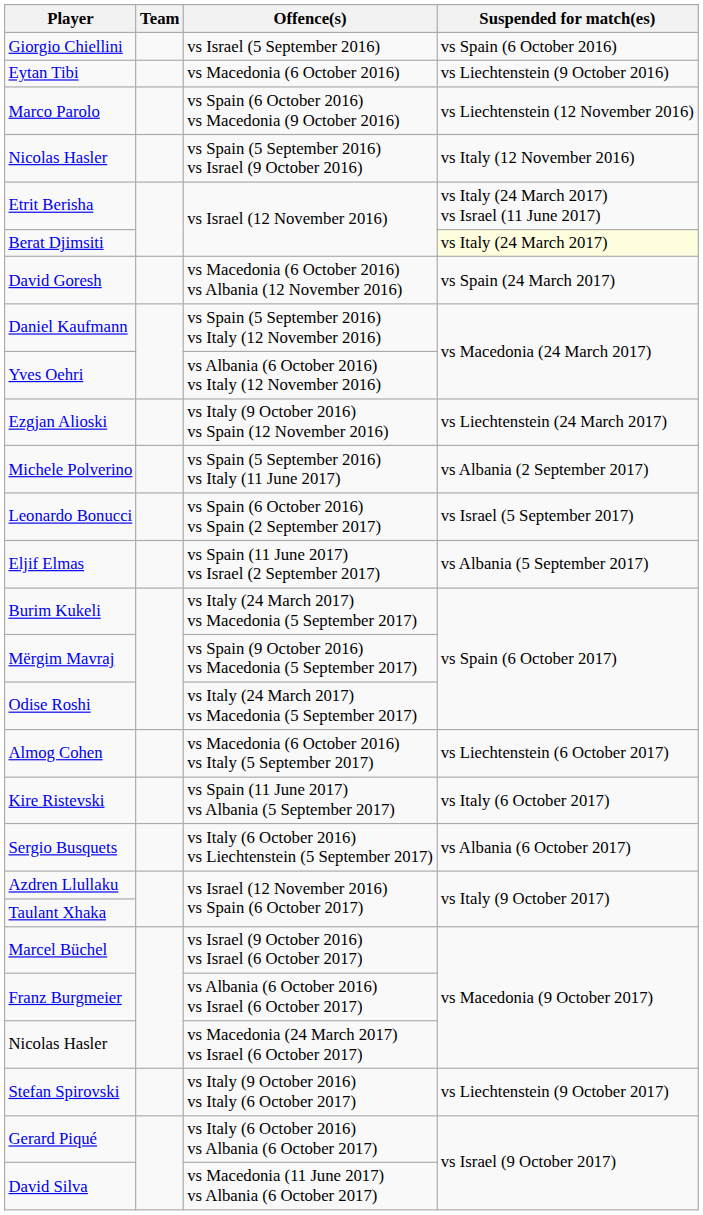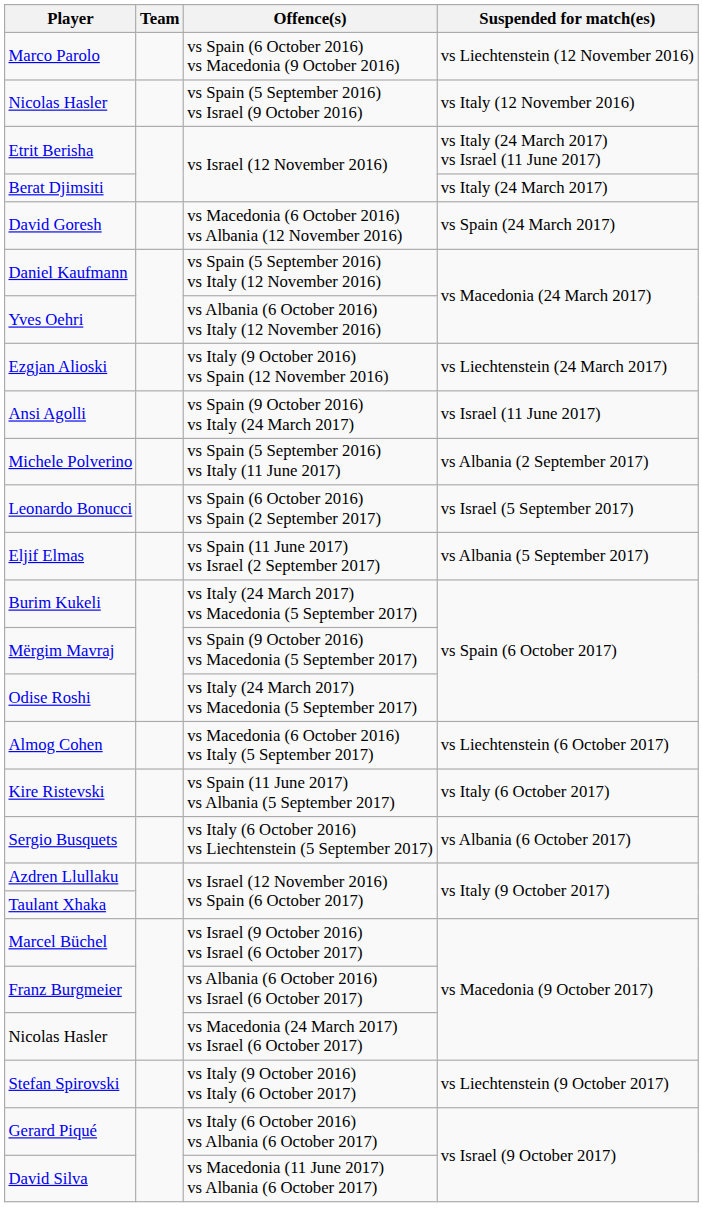- row: (66, 46)
- row: (44, 73)
(524, 243) lightyellow background -> (524, 188) no background
+ row: (47, 414)
